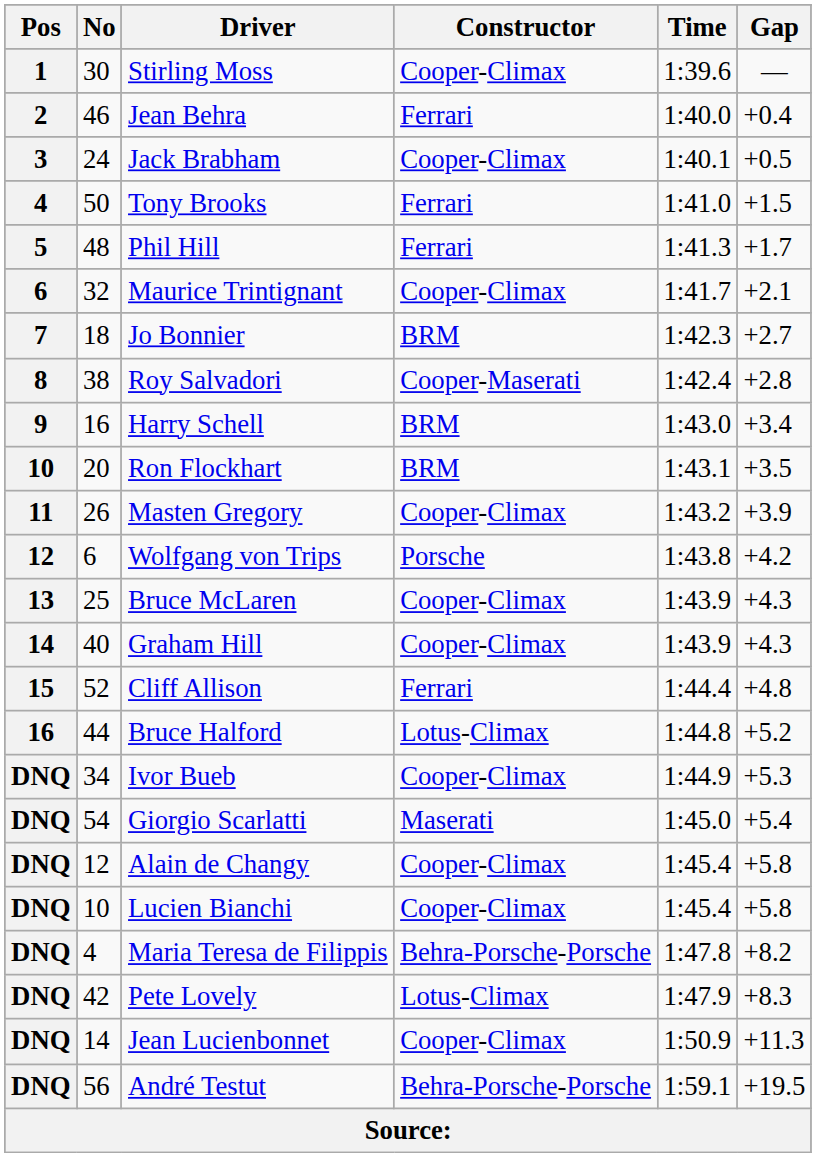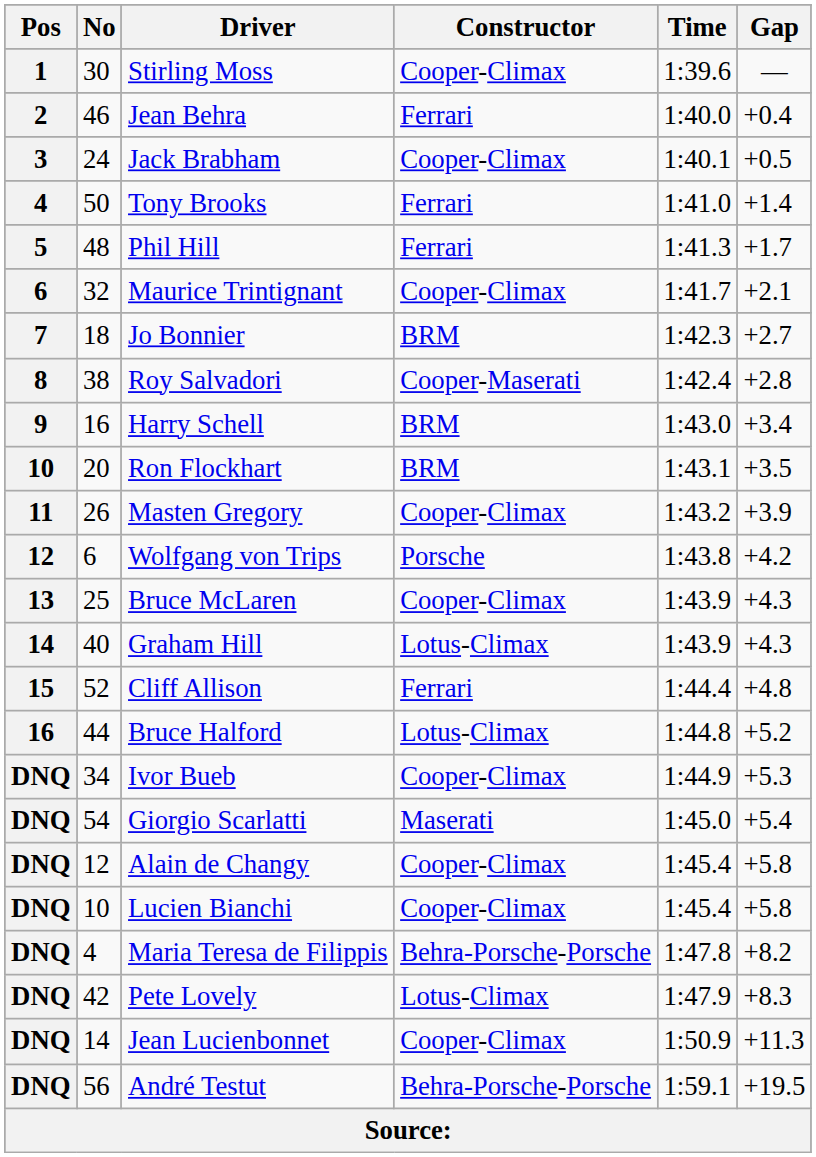(768, 203) +1.5 -> (768, 203) +1.4
(483, 644) Cooper-Climax -> (474, 644) Lotus-Climax
